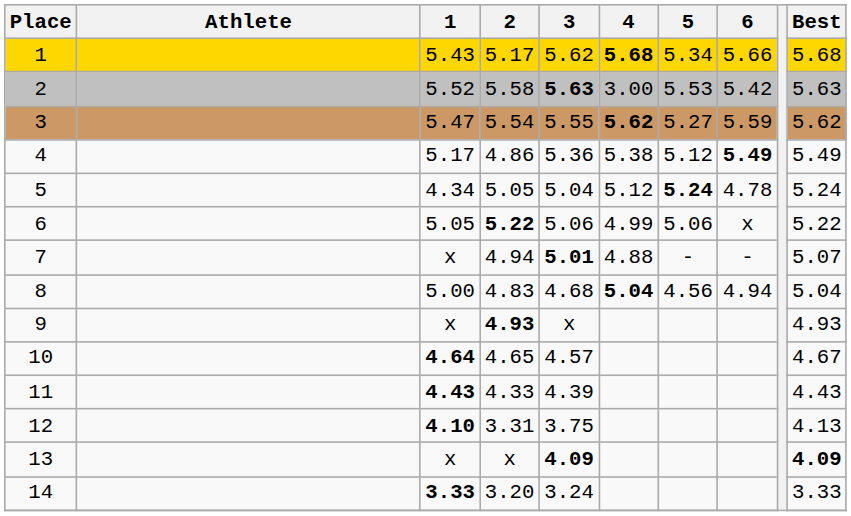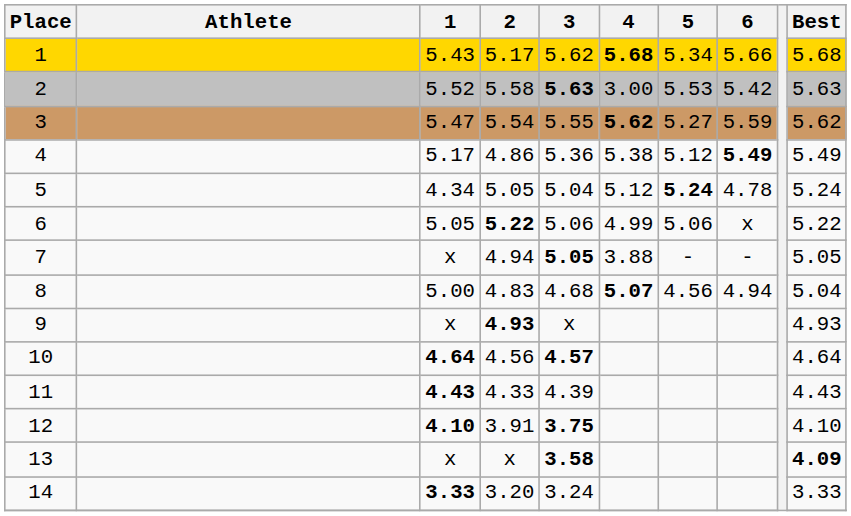(569, 257) 5.01 -> (569, 257) 5.05
(629, 257) 4.88 -> (629, 257) 3.88
(817, 257) 5.07 -> (817, 257) 5.05
(629, 291) 5.04 -> (629, 291) 5.07
(510, 359) 4.65 -> (510, 359) 4.56
(569, 359) normal -> (569, 359) bold
(817, 359) 4.67 -> (817, 359) 4.64
(510, 426) 3.31 -> (510, 426) 3.91
(569, 426) normal -> (569, 426) bold
(817, 426) 4.13 -> (817, 426) 4.10
(569, 460) 4.09 -> (569, 460) 3.58
